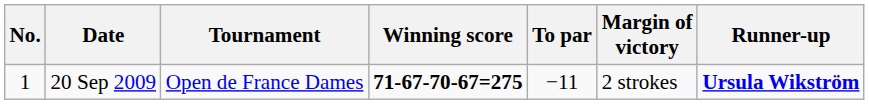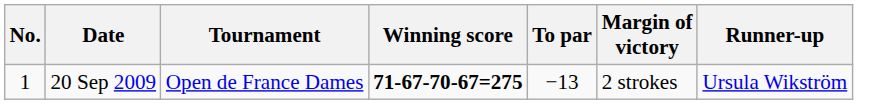(562, 81) −11 -> (562, 81) −13
(781, 81) bold -> (775, 81) normal
